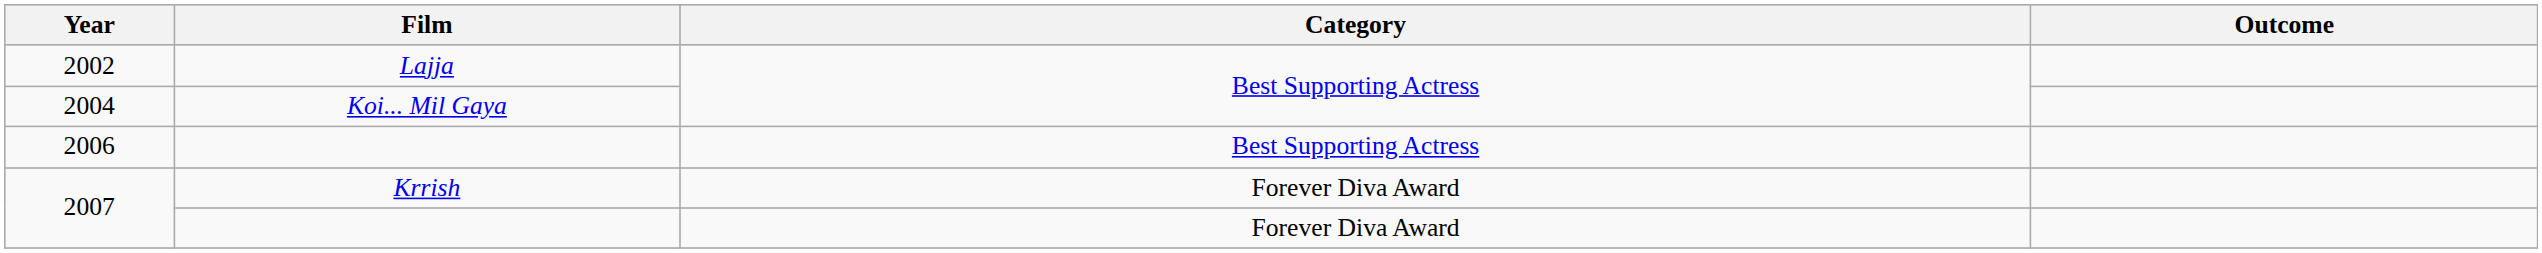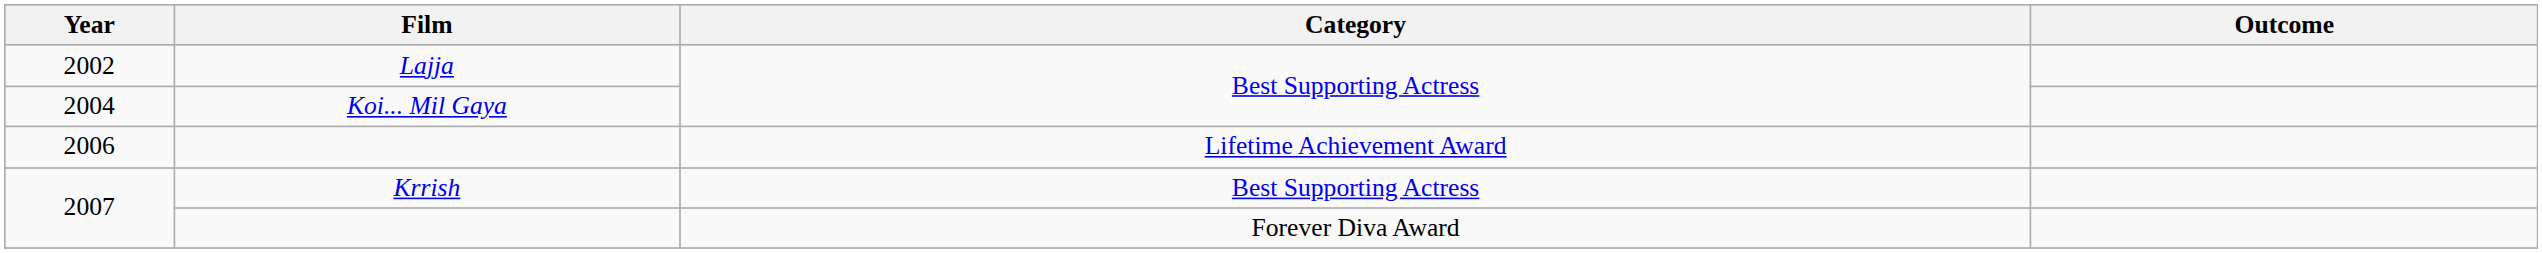(1356, 146) Best Supporting Actress -> (1356, 146) Lifetime Achievement Award
(1356, 187) Forever Diva Award -> (1356, 187) Best Supporting Actress
